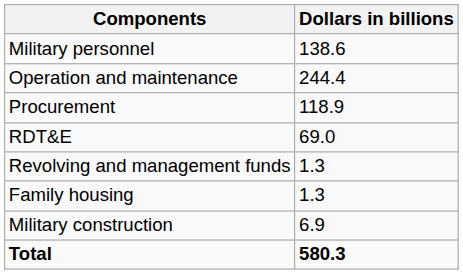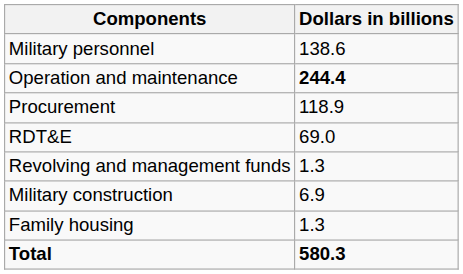(322, 78) normal -> (322, 78) bold
rows swapped: (91, 225) <-> (71, 195)
